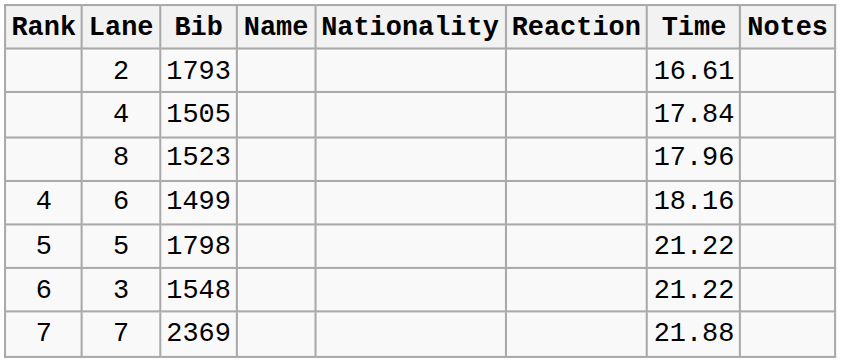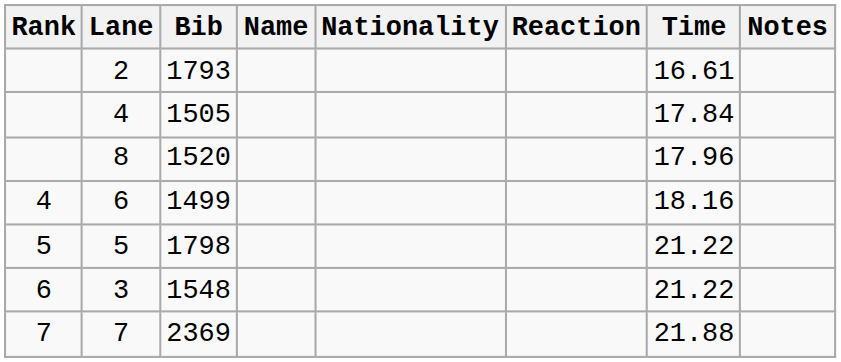(199, 159) 1523 -> (199, 159) 1520
